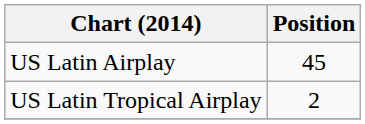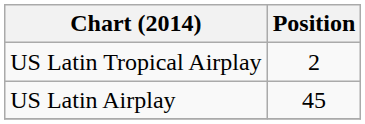rows swapped: (93, 61) <-> (136, 99)
